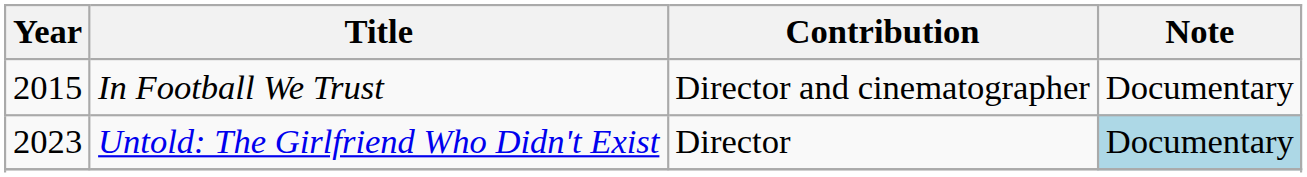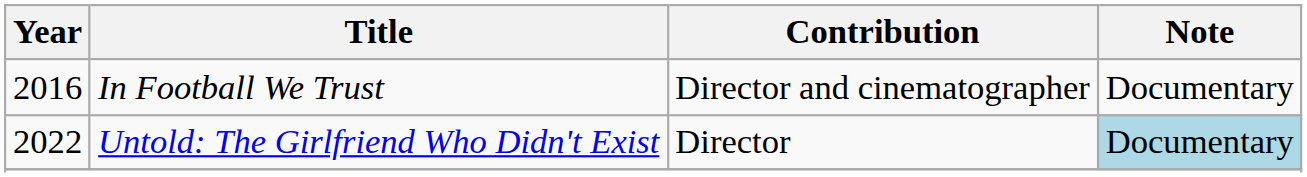(48, 86) 2015 -> (48, 86) 2016
(48, 141) 2023 -> (48, 141) 2022
